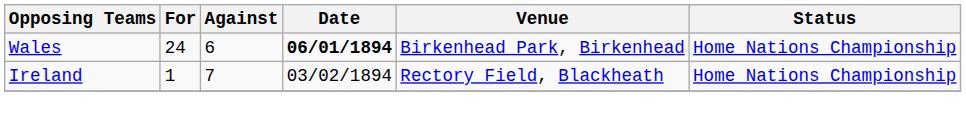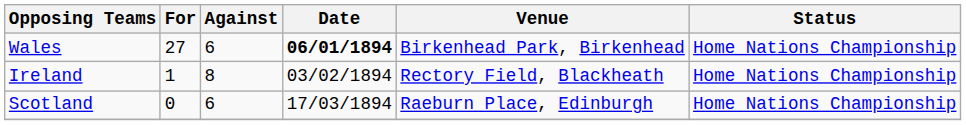(175, 48) 24 -> (175, 48) 27
(210, 76) 7 -> (210, 76) 8
+ row: (51, 105)
